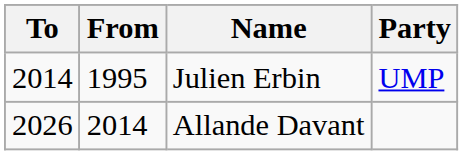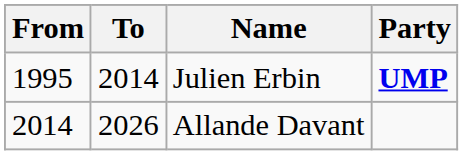columns swapped: (123, 28) <-> (42, 28)
(411, 76) normal -> (413, 76) bold
